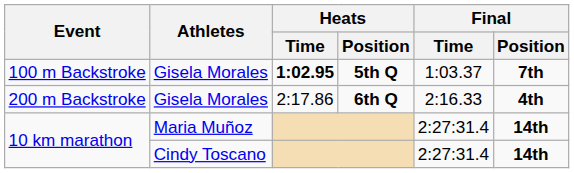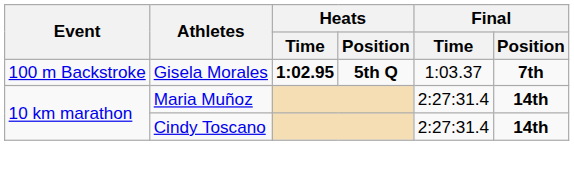- row: (77, 100)
